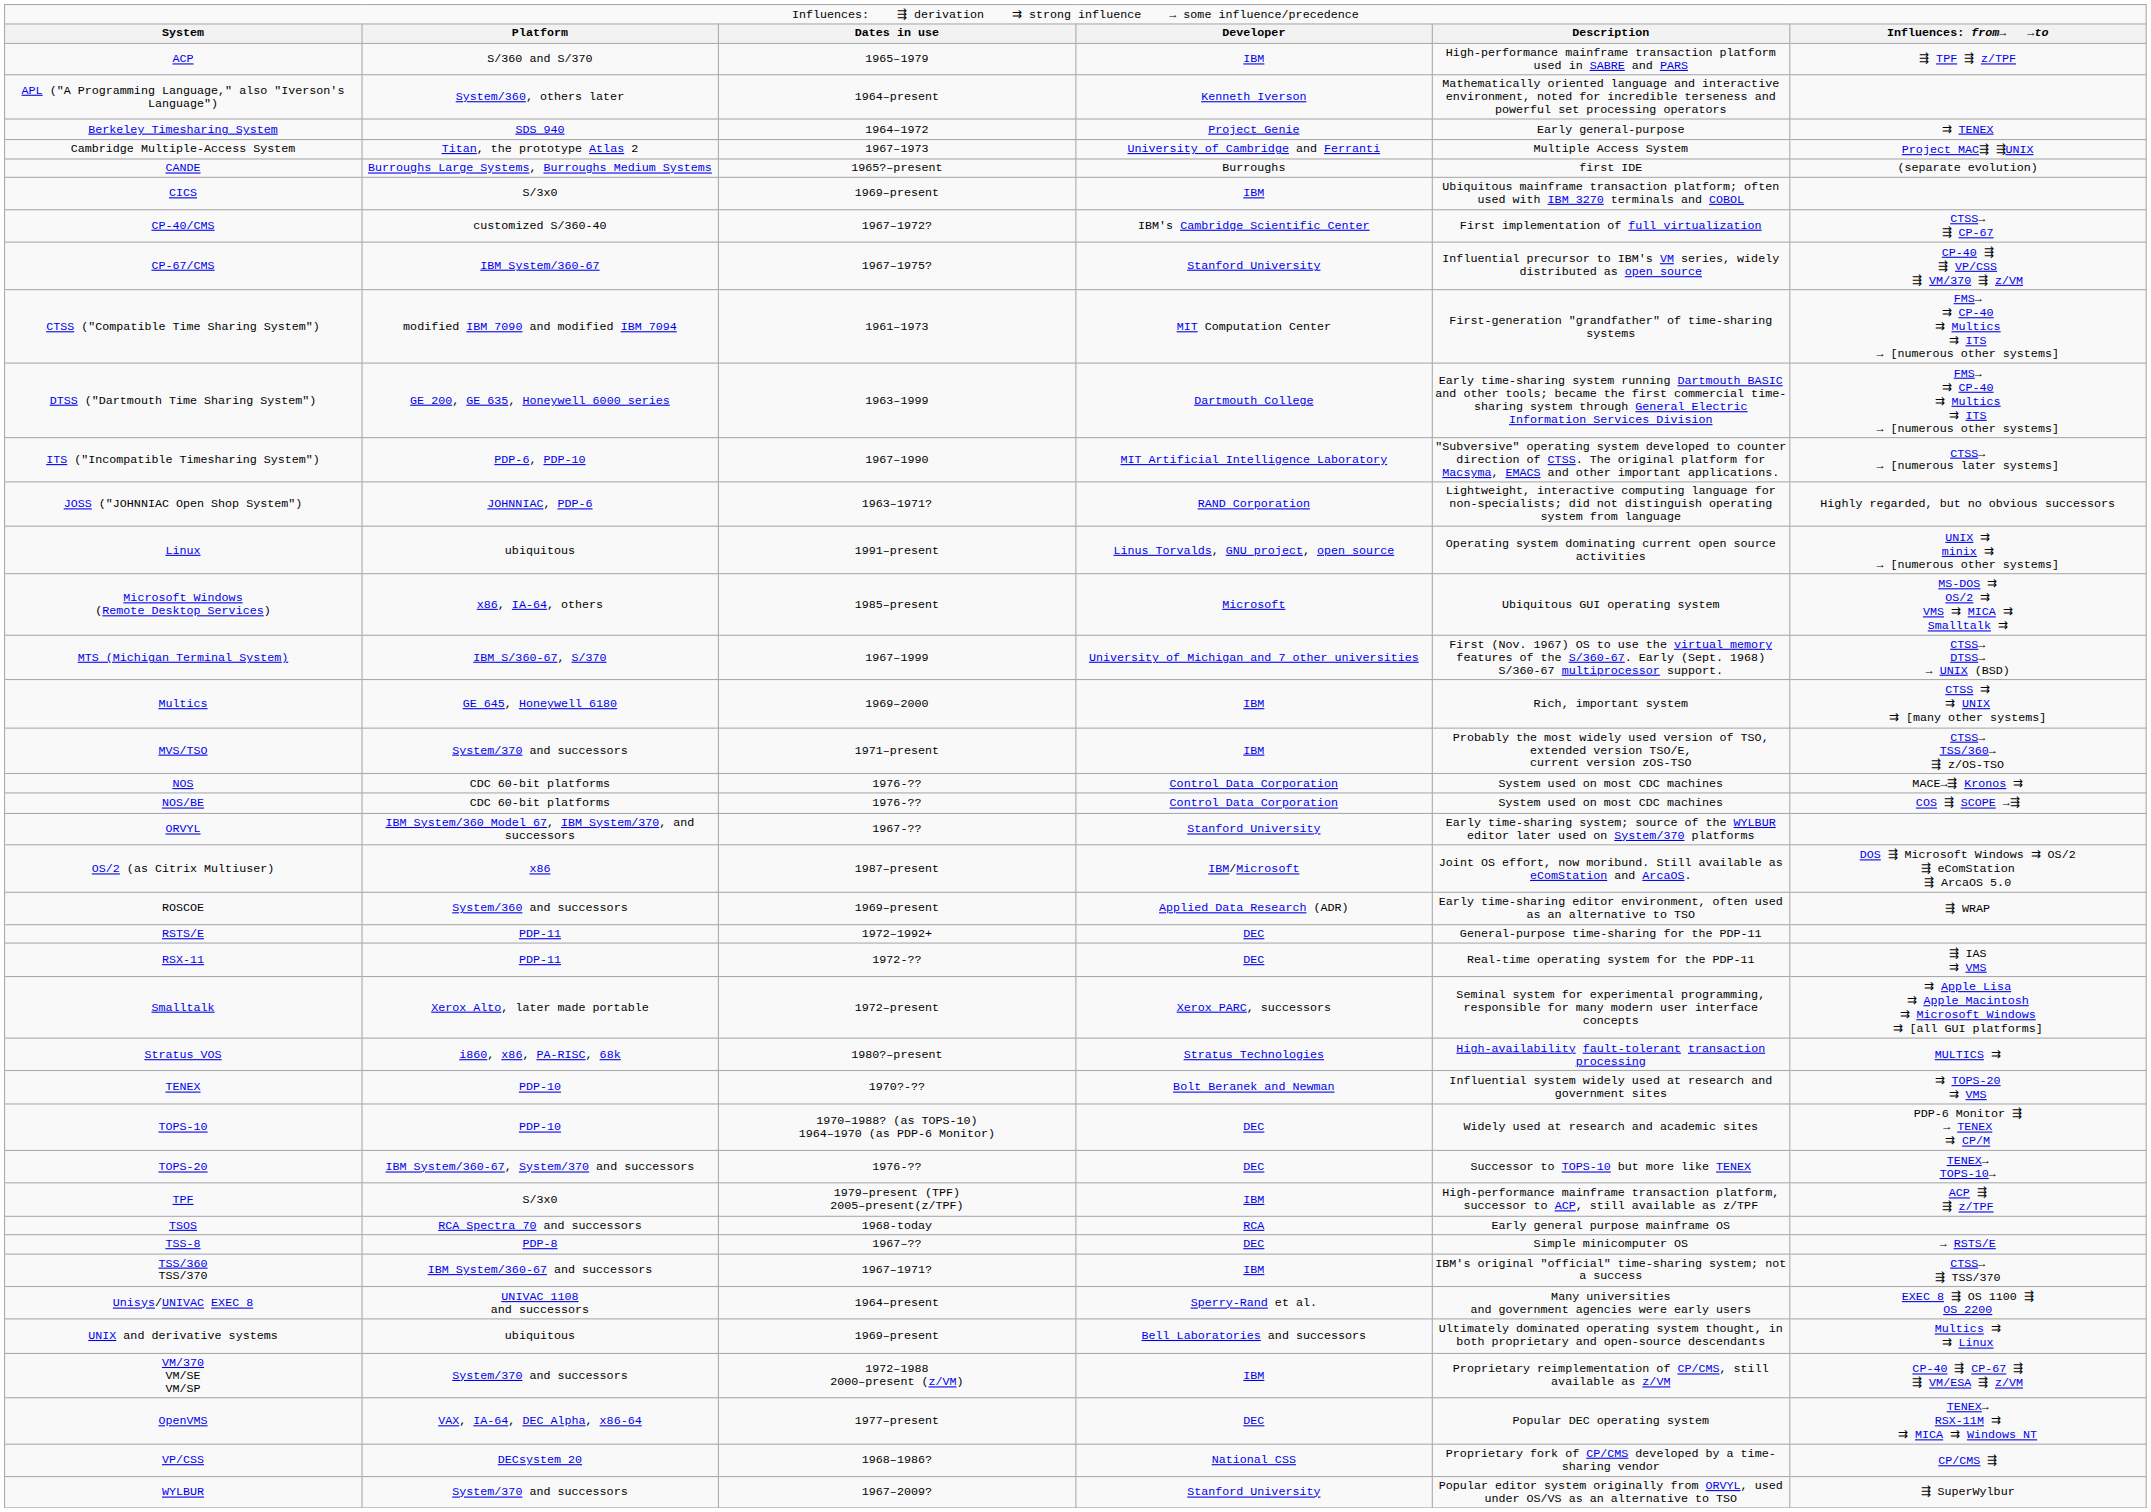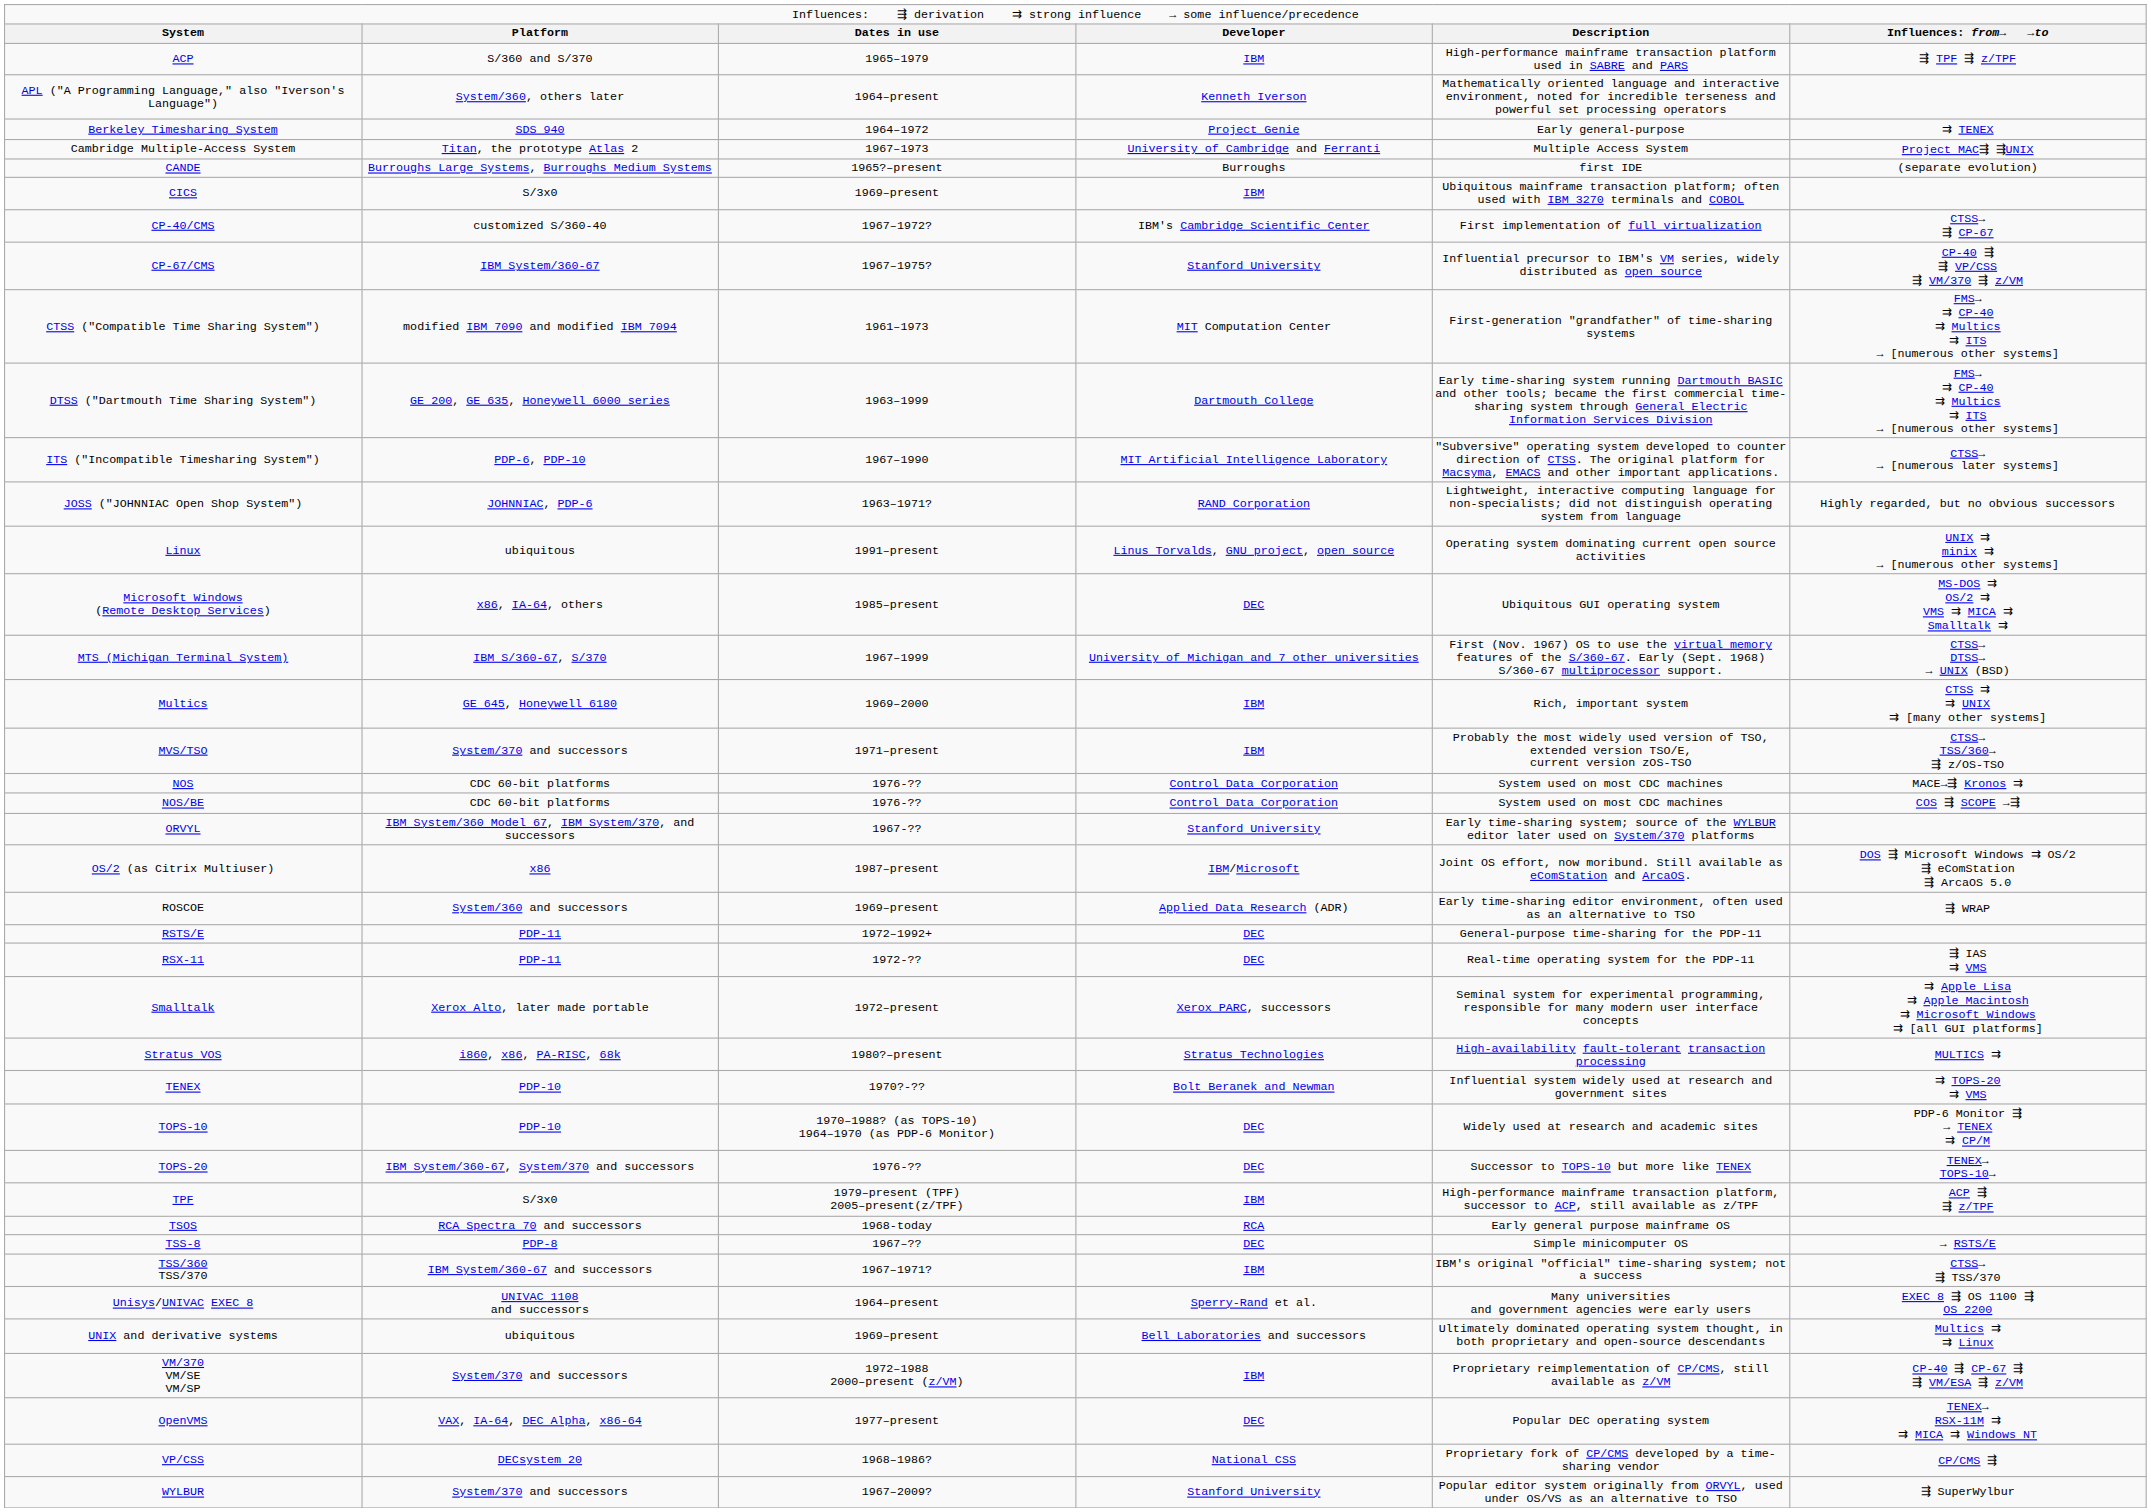(1254, 604) Microsoft -> (1254, 604) DEC
